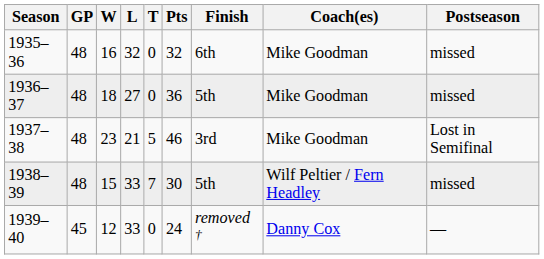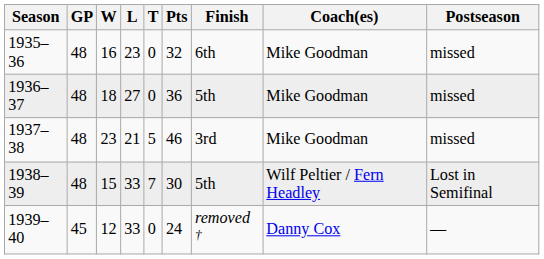(132, 52) 32 -> (132, 52) 23
(461, 139) Lost in Semifinal -> (452, 139) missed
(452, 183) missed -> (461, 183) Lost in Semifinal
